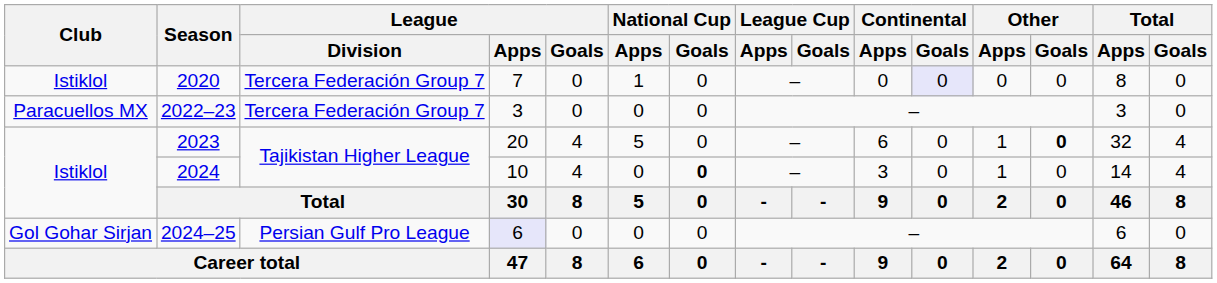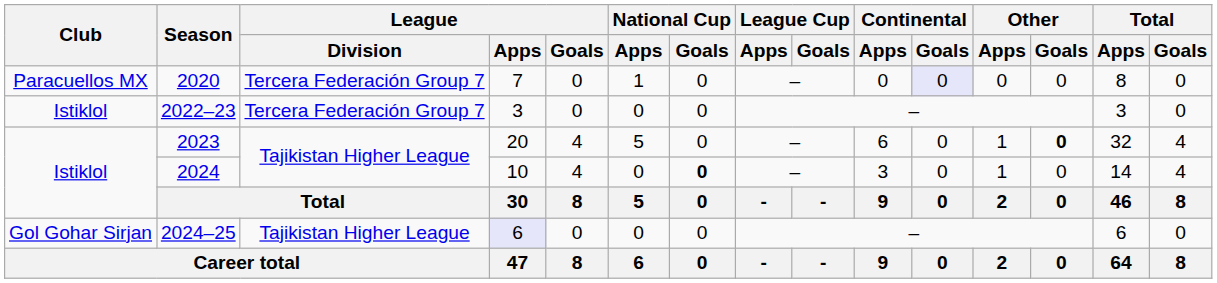(81, 80) Istiklol -> (81, 80) Paracuellos MX
(81, 111) Paracuellos MX -> (81, 111) Istiklol
(365, 232) Persian Gulf Pro League -> (365, 232) Tajikistan Higher League
